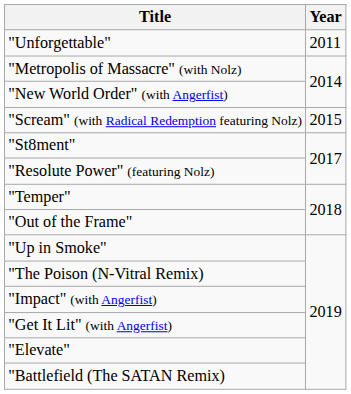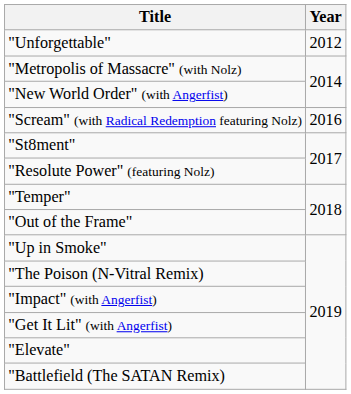(325, 42) 2011 -> (326, 42) 2012
(326, 119) 2015 -> (326, 119) 2016
